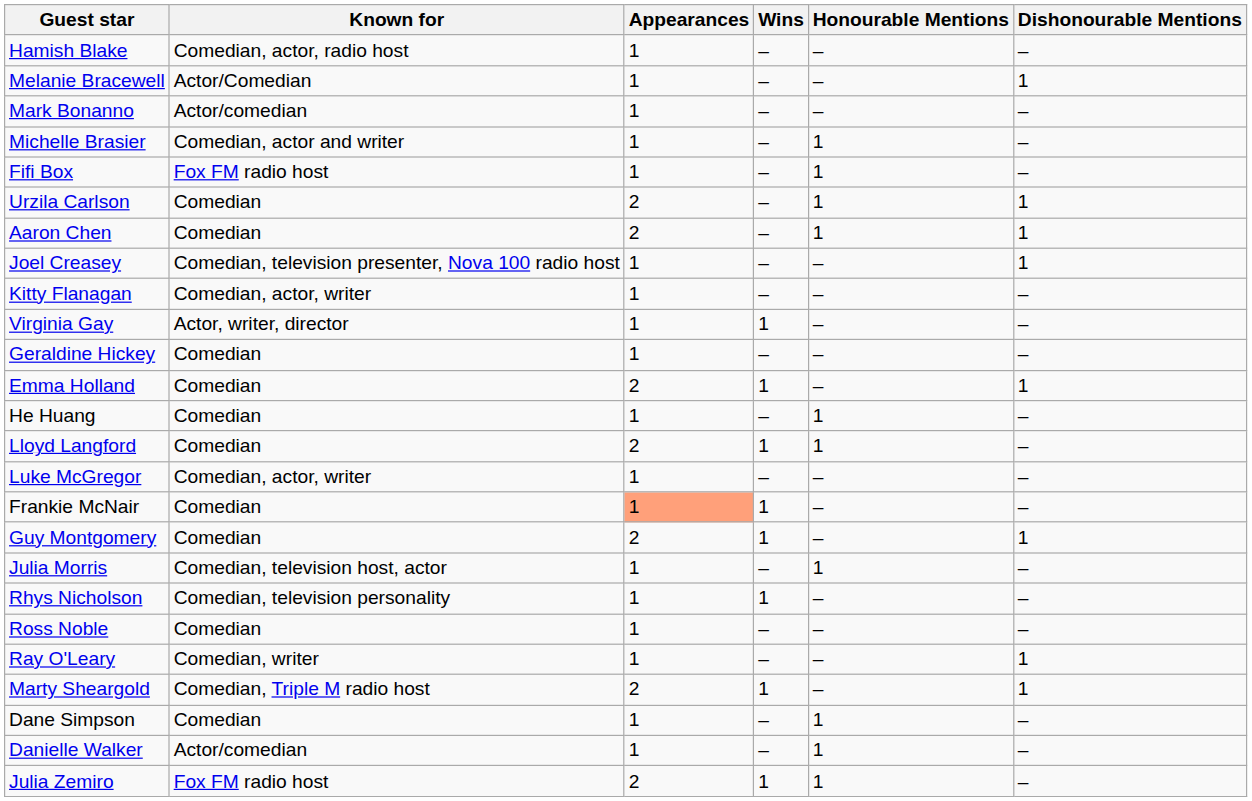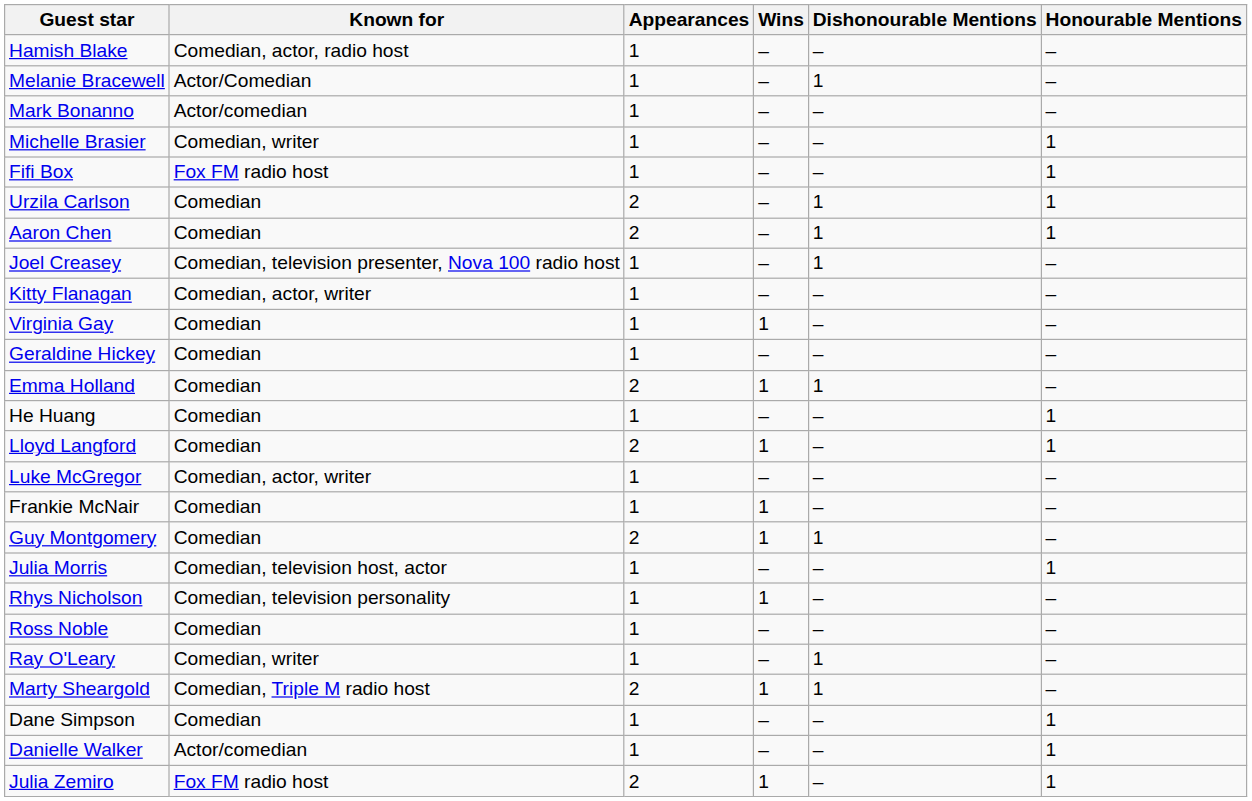columns swapped: (911, 19) <-> (1130, 19)
(289, 141) Comedian, actor and writer -> (246, 141) Comedian, writer
(261, 324) Actor, writer, director -> (217, 324) Comedian
(634, 506) lightsalmon background -> (634, 506) no background
